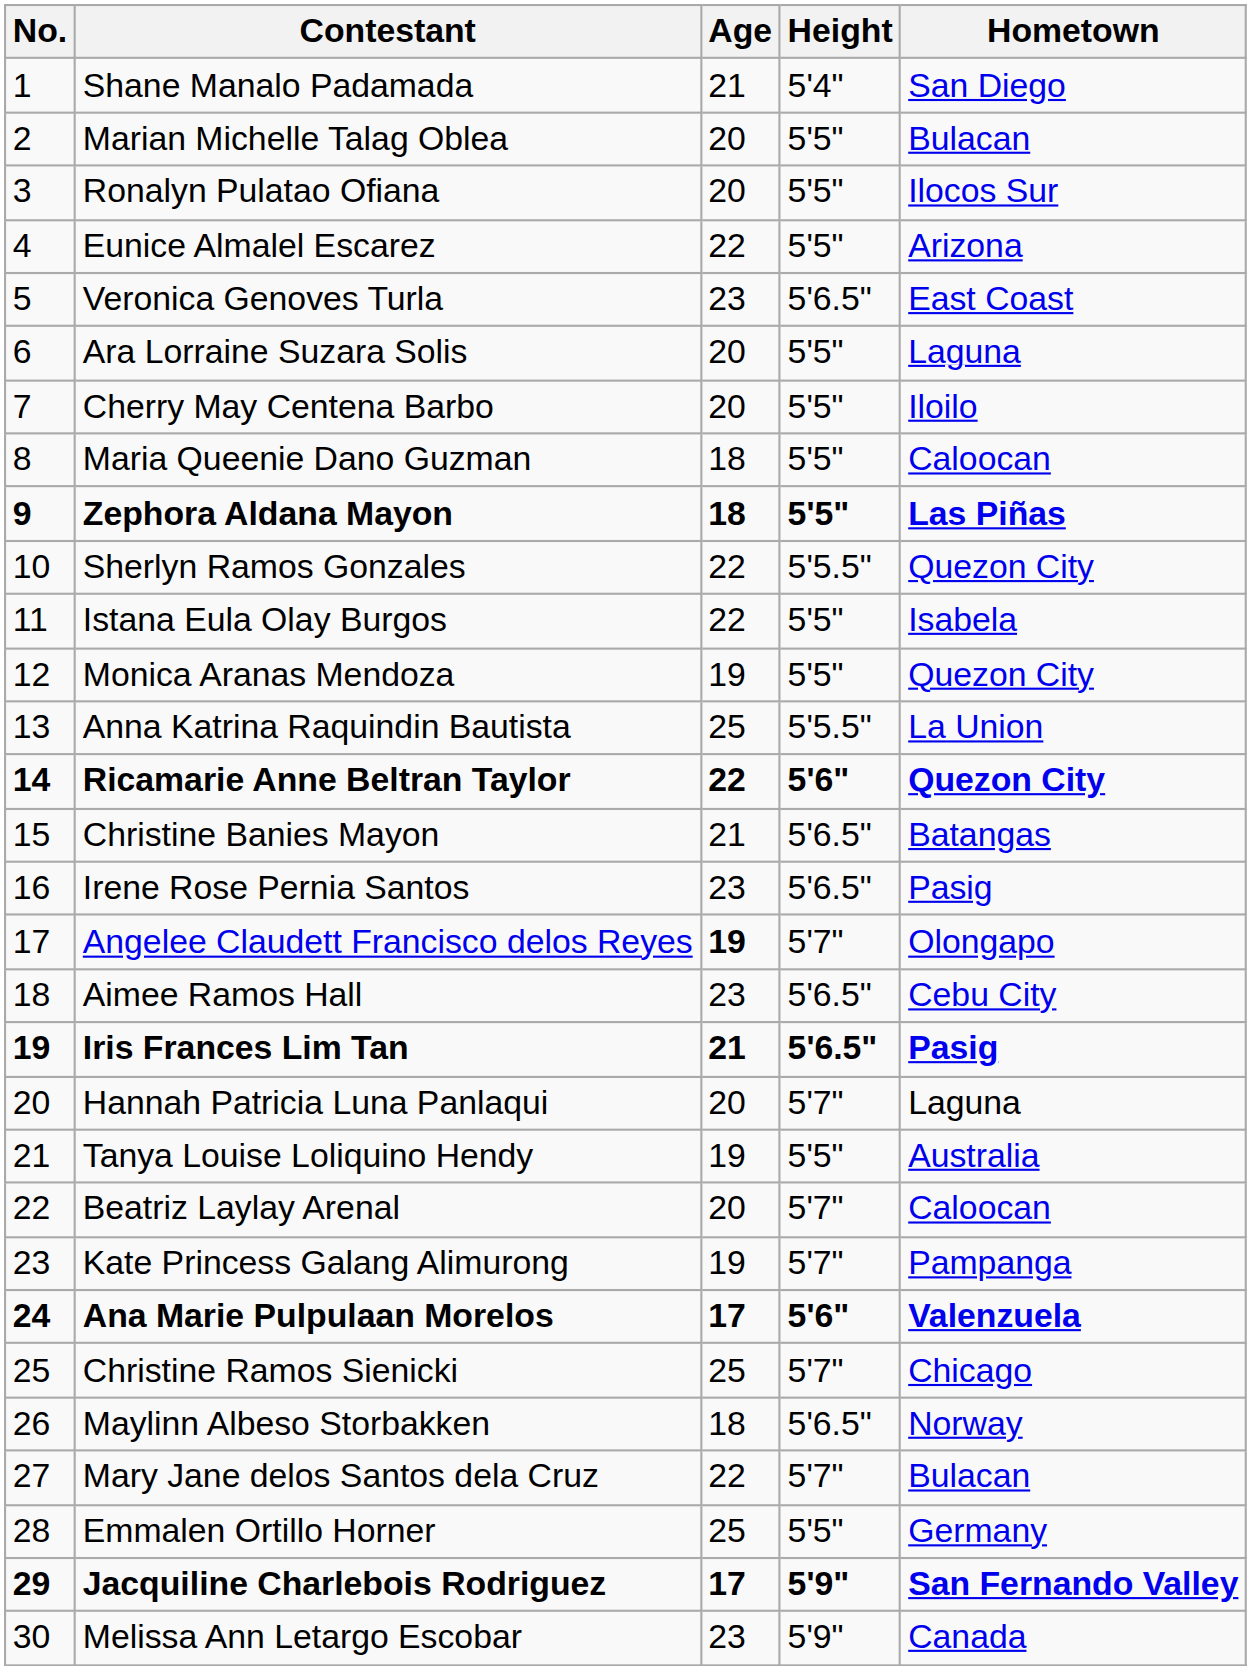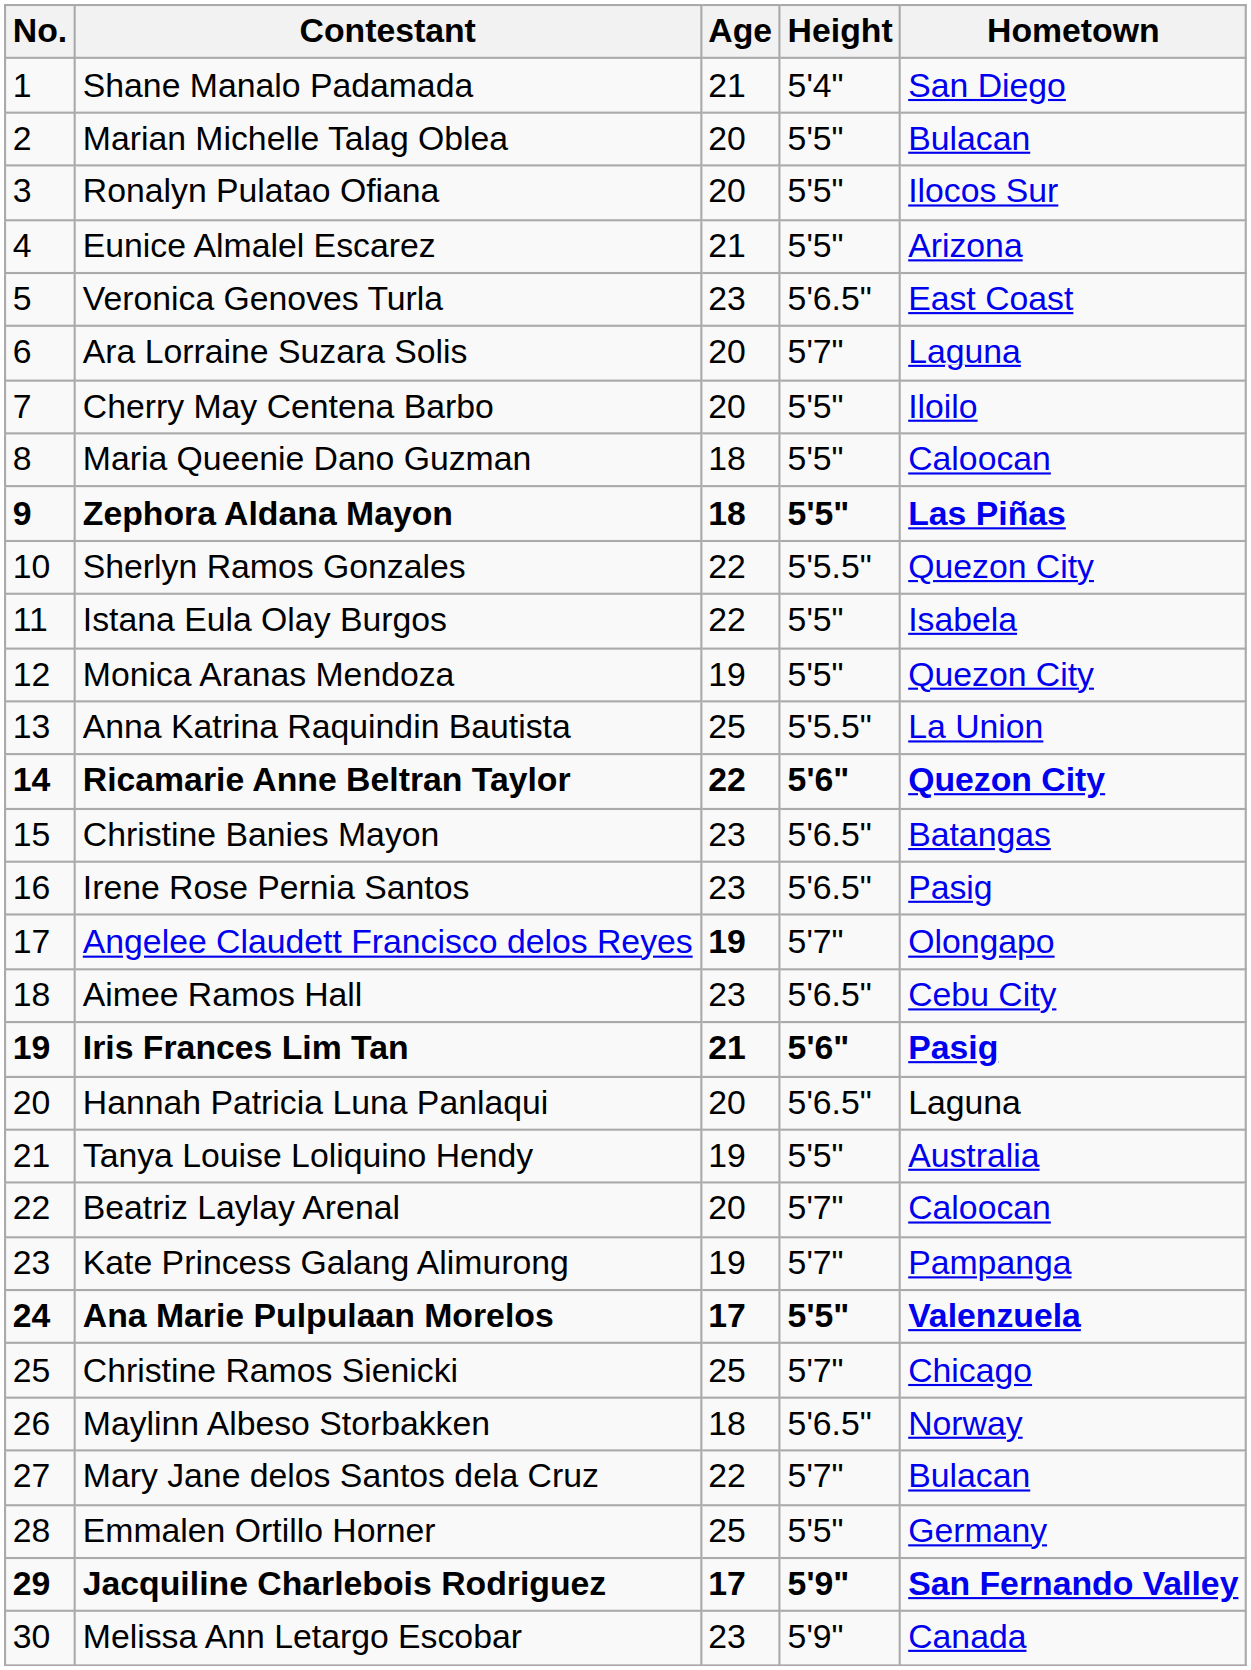(727, 245) 22 -> (727, 245) 21
(816, 352) 5'5" -> (816, 352) 5'7"
(727, 834) 21 -> (727, 834) 23
(832, 1048) 5'6.5" -> (818, 1048) 5'6"
(816, 1102) 5'7" -> (830, 1102) 5'6.5"
(818, 1316) 5'6" -> (818, 1316) 5'5"
